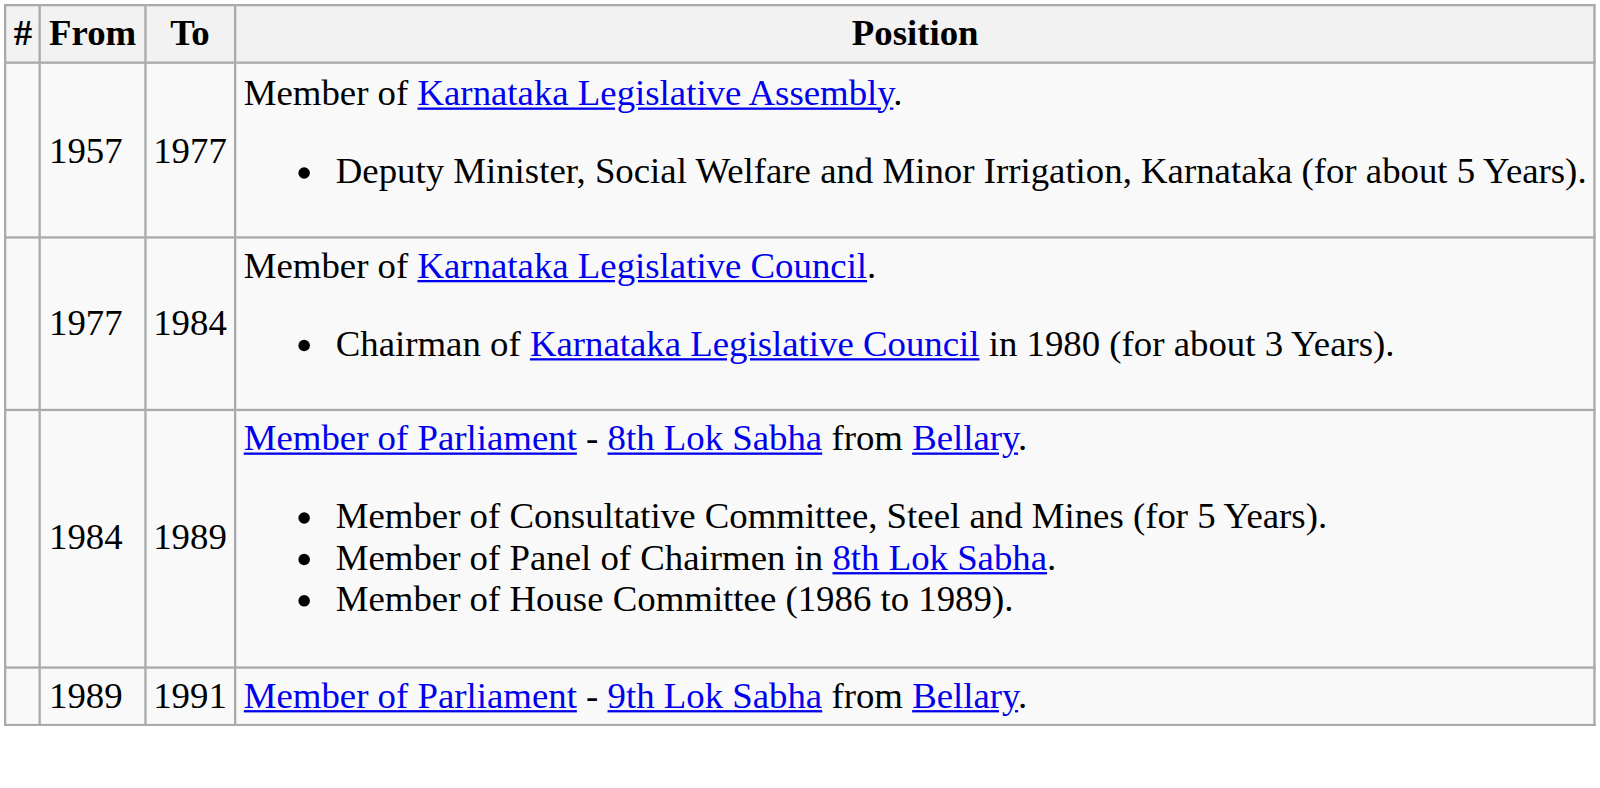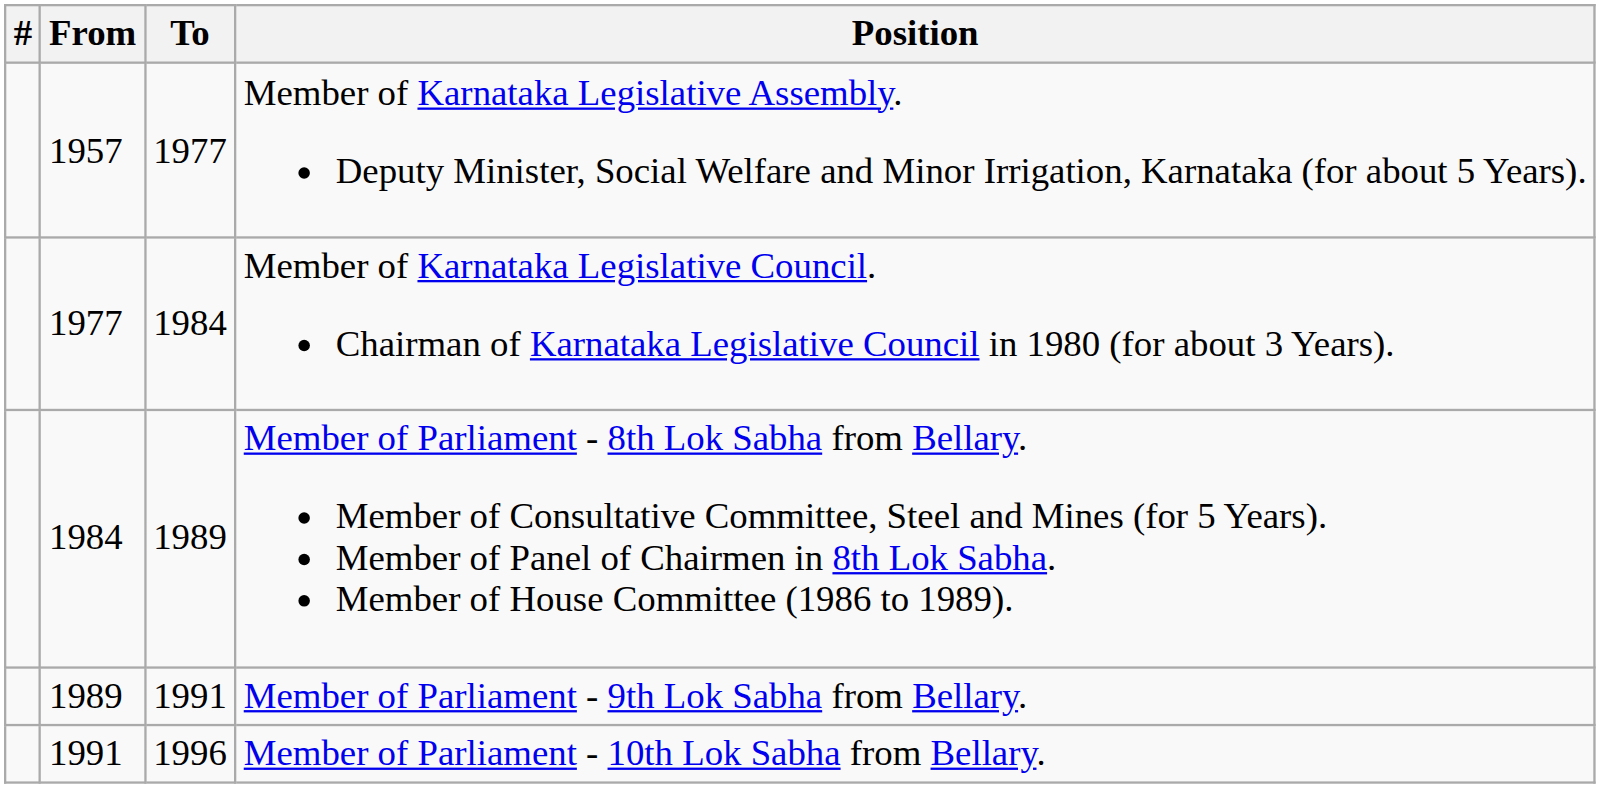+ row: (645, 753)
